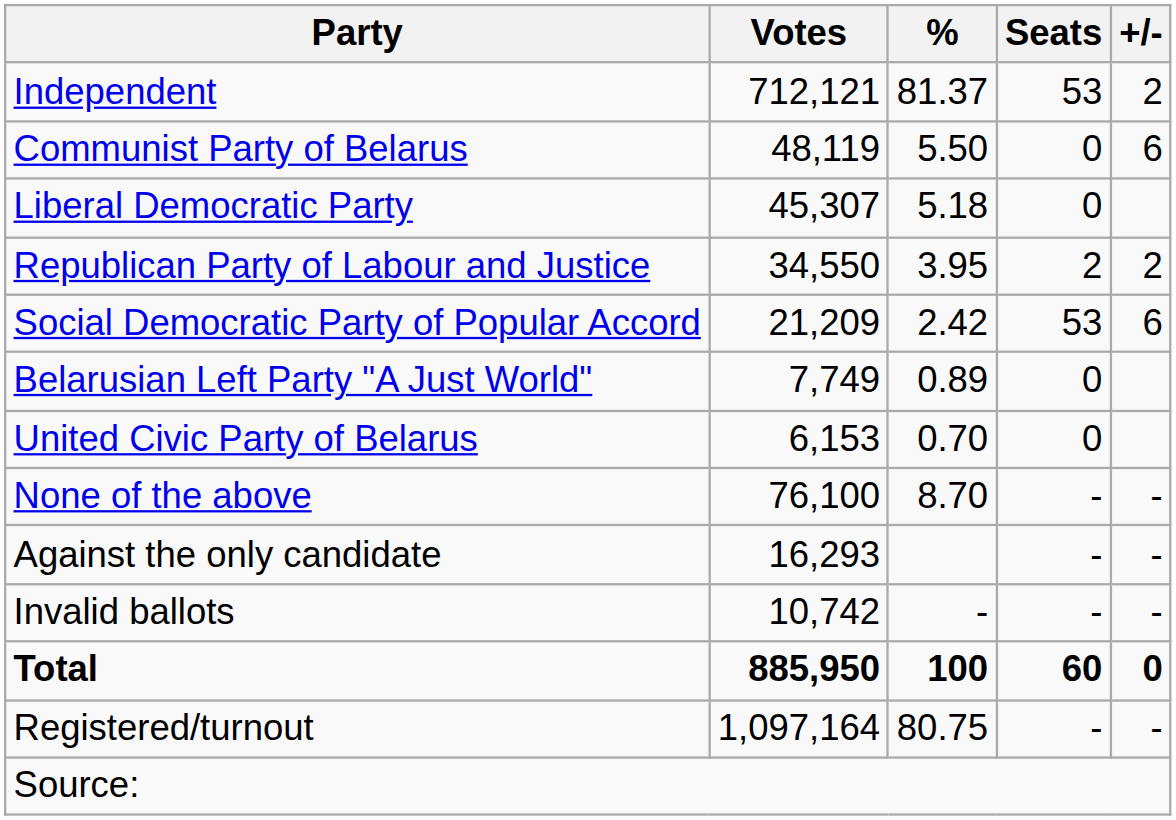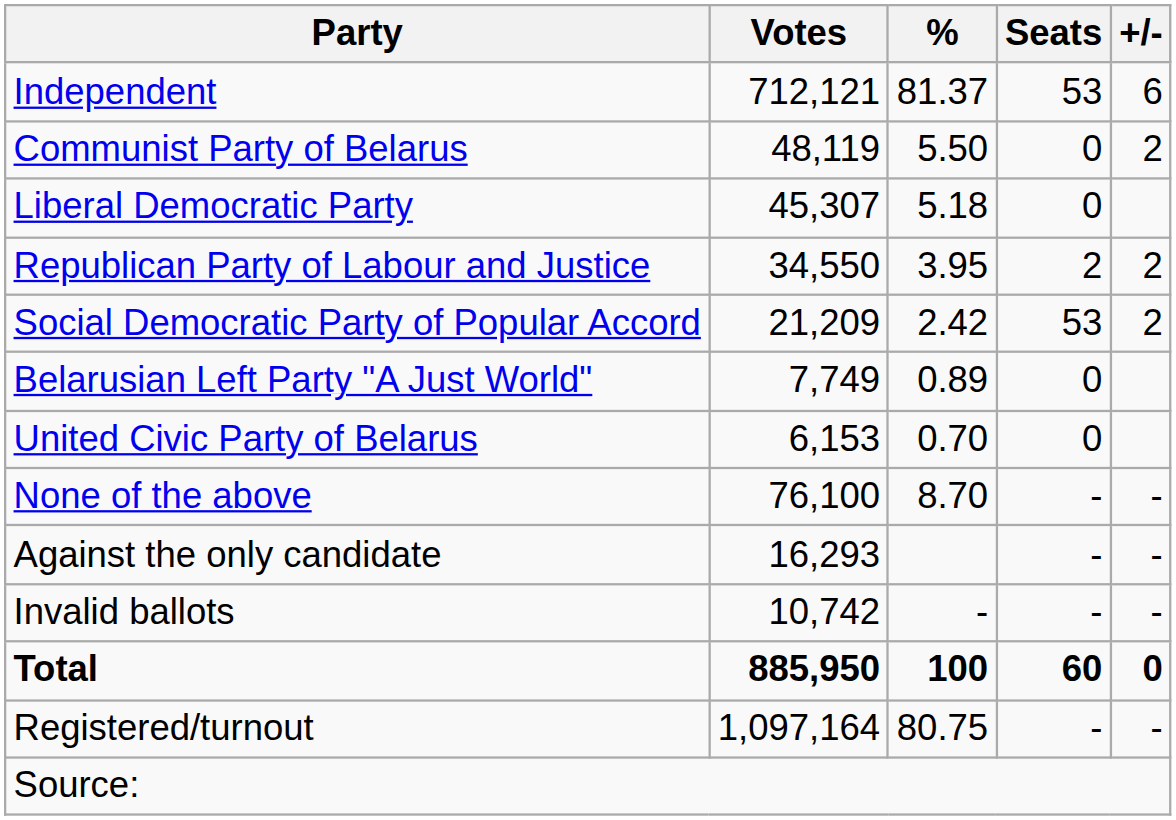(1153, 91) 2 -> (1153, 91) 6
(1153, 149) 6 -> (1153, 149) 2
(1153, 322) 6 -> (1153, 322) 2
